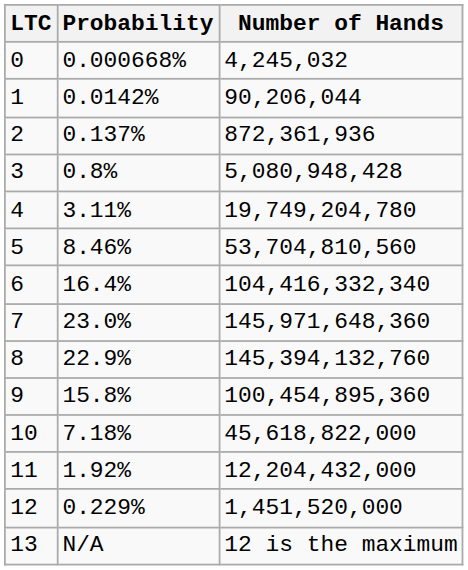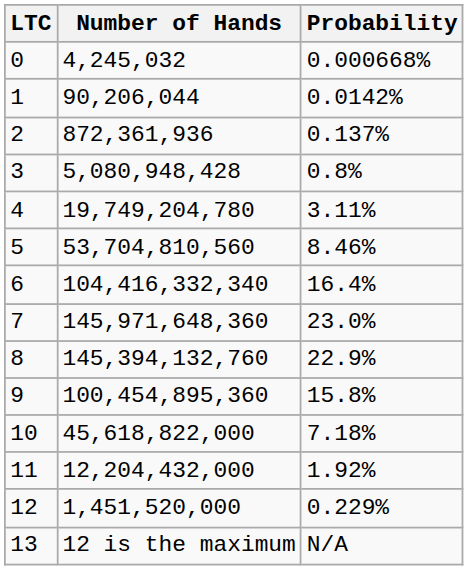columns swapped: (341, 24) <-> (138, 24)
